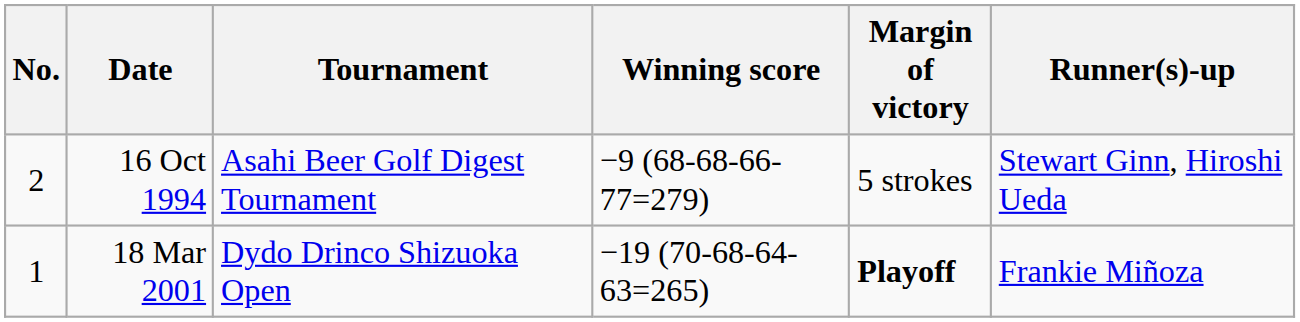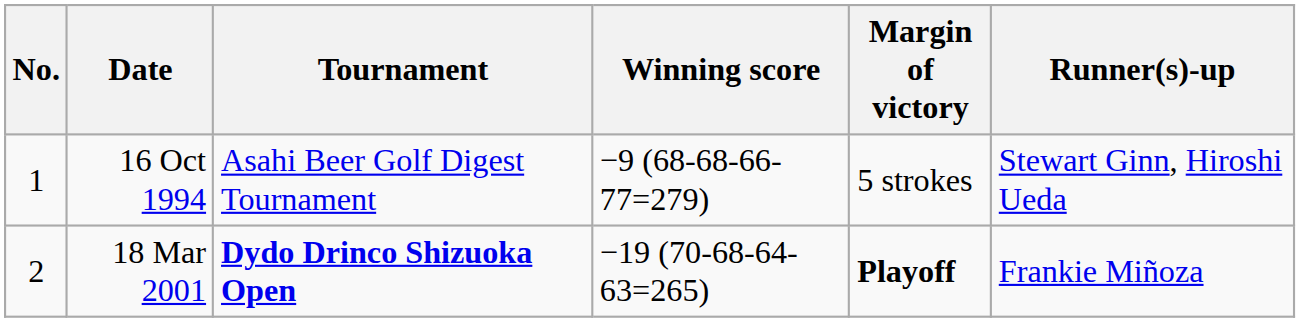(36, 179) 2 -> (36, 179) 1
(36, 271) 1 -> (36, 271) 2
(369, 271) normal -> (377, 271) bold
